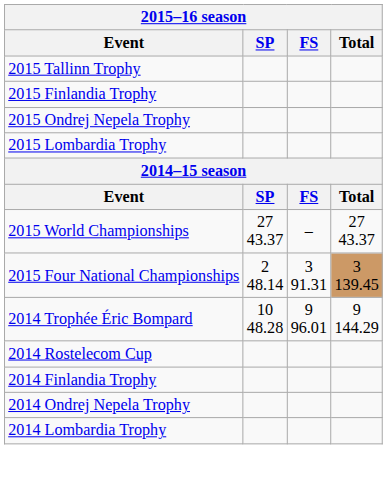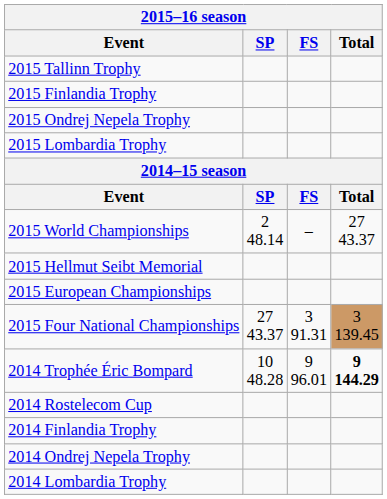(265, 231) 27 43.37 -> (265, 231) 2 48.14
+ row: (105, 266)
+ row: (110, 291)
(265, 275) 2 48.14 -> (265, 326) 27 43.37
(357, 319) normal -> (357, 370) bold
